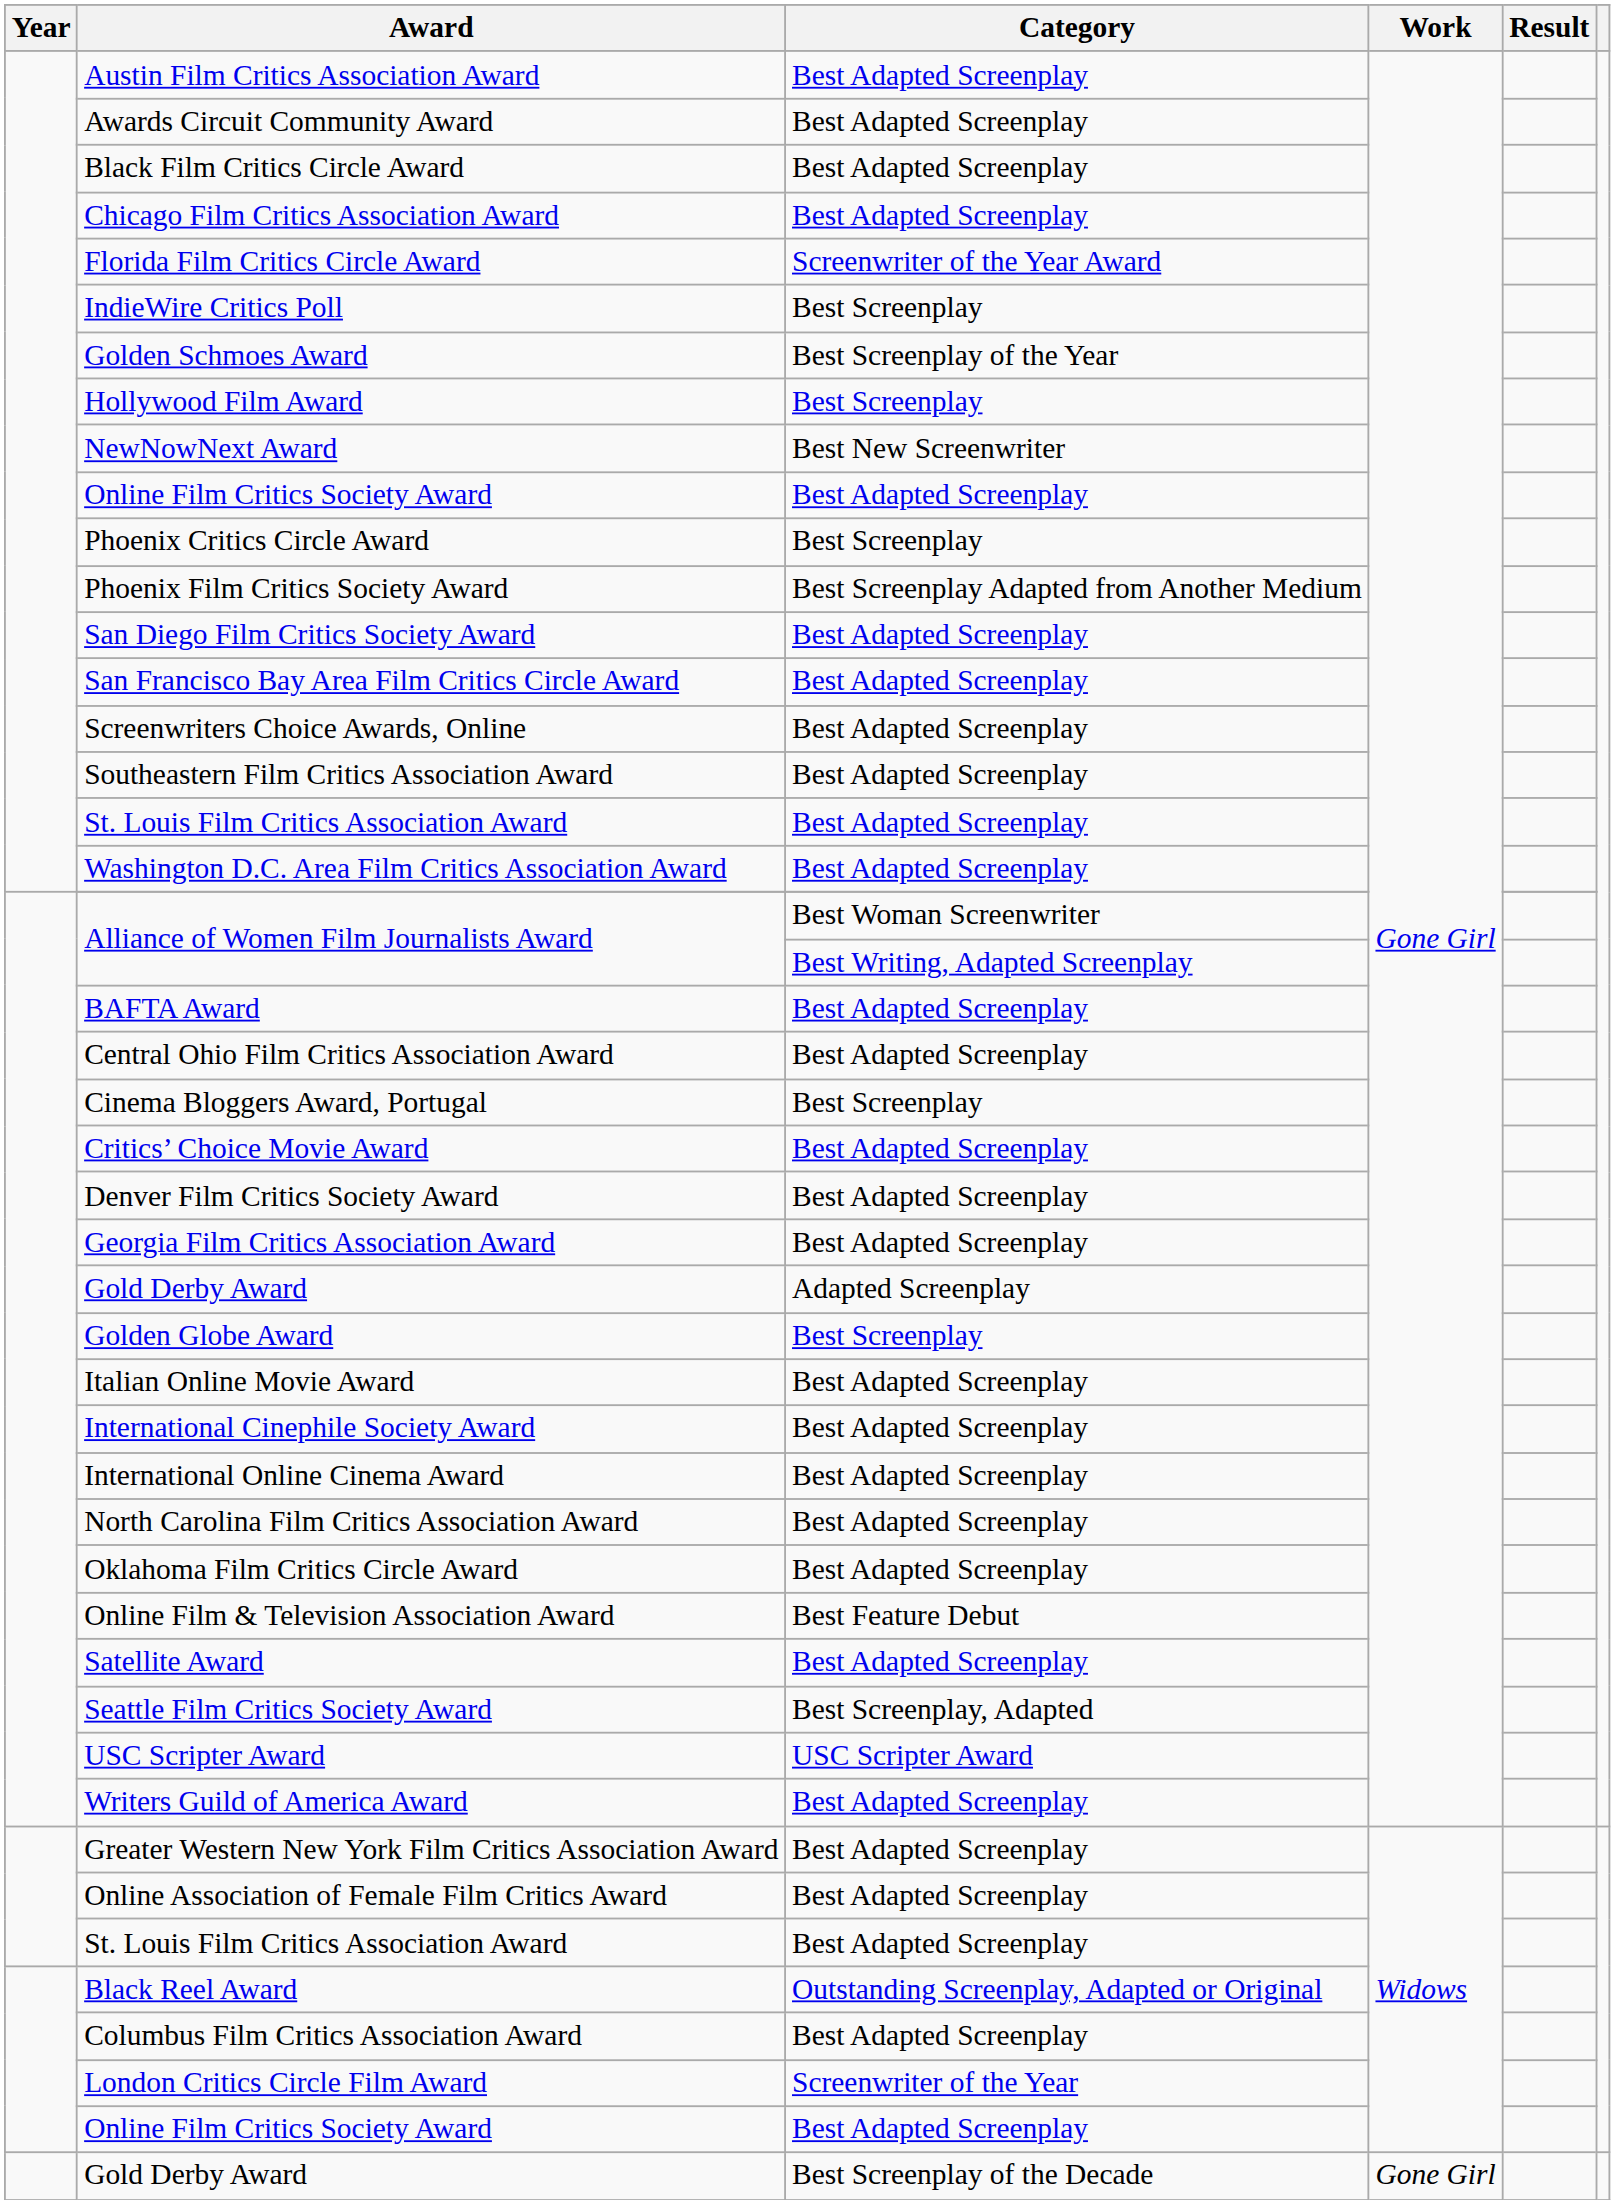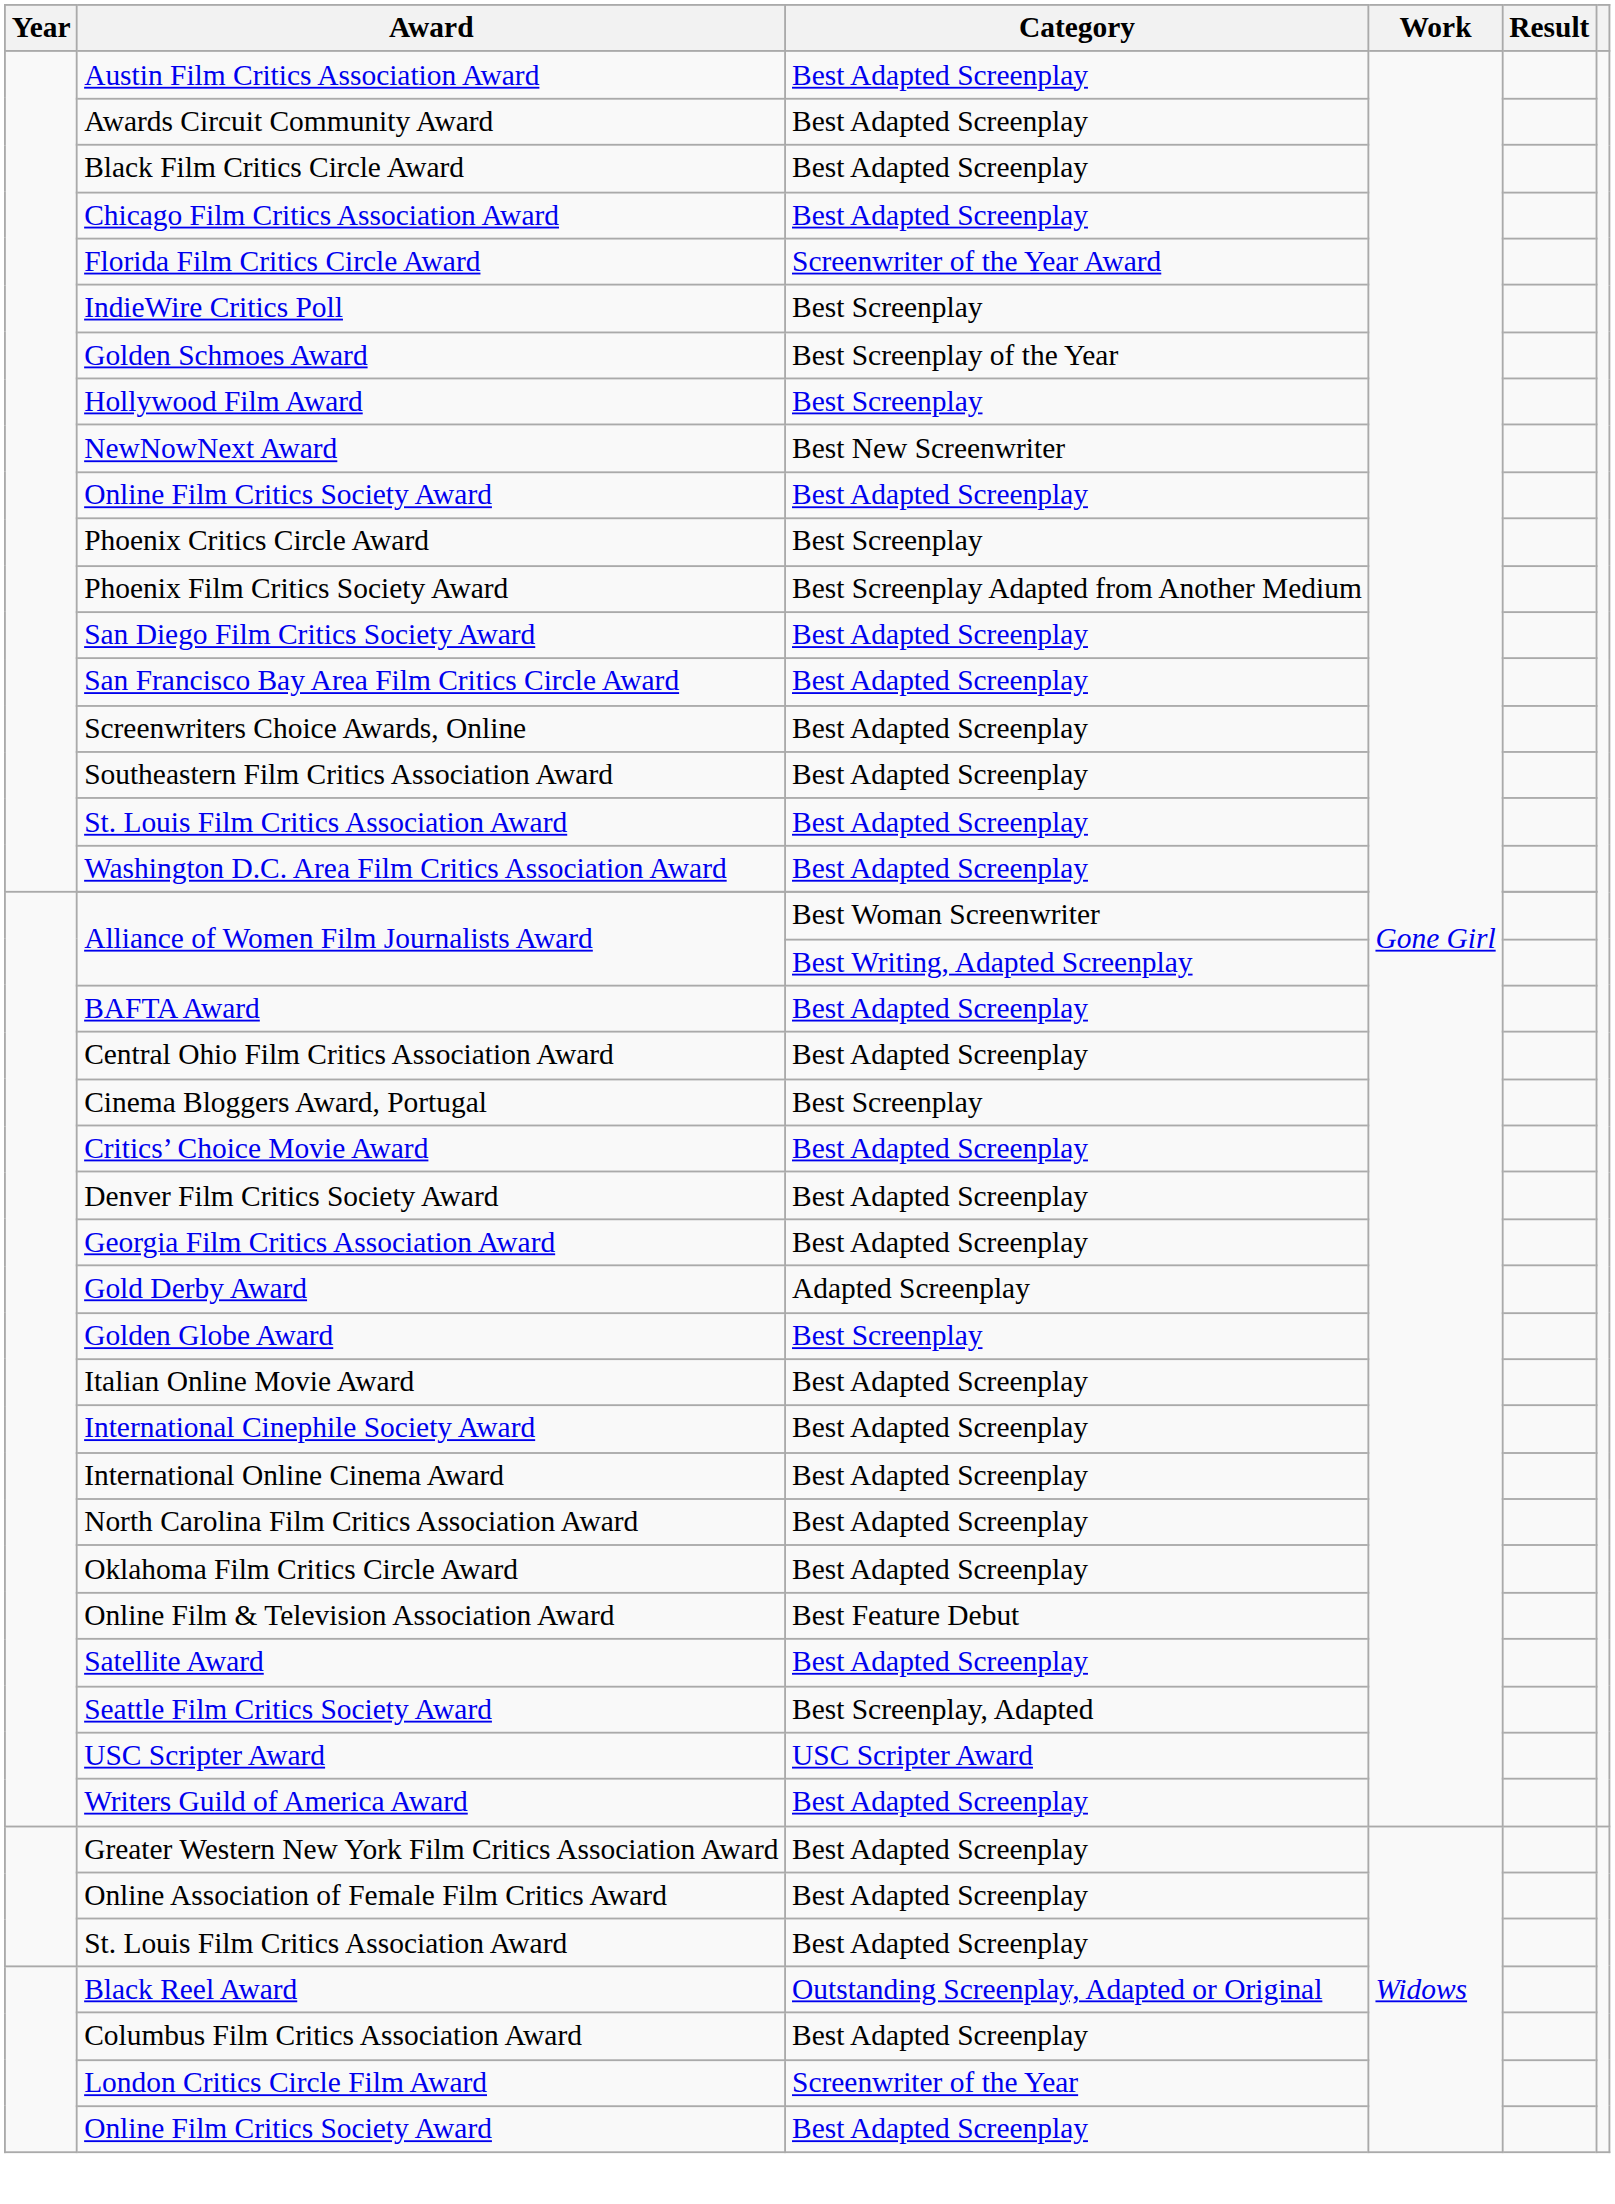- row: (196, 2175)
